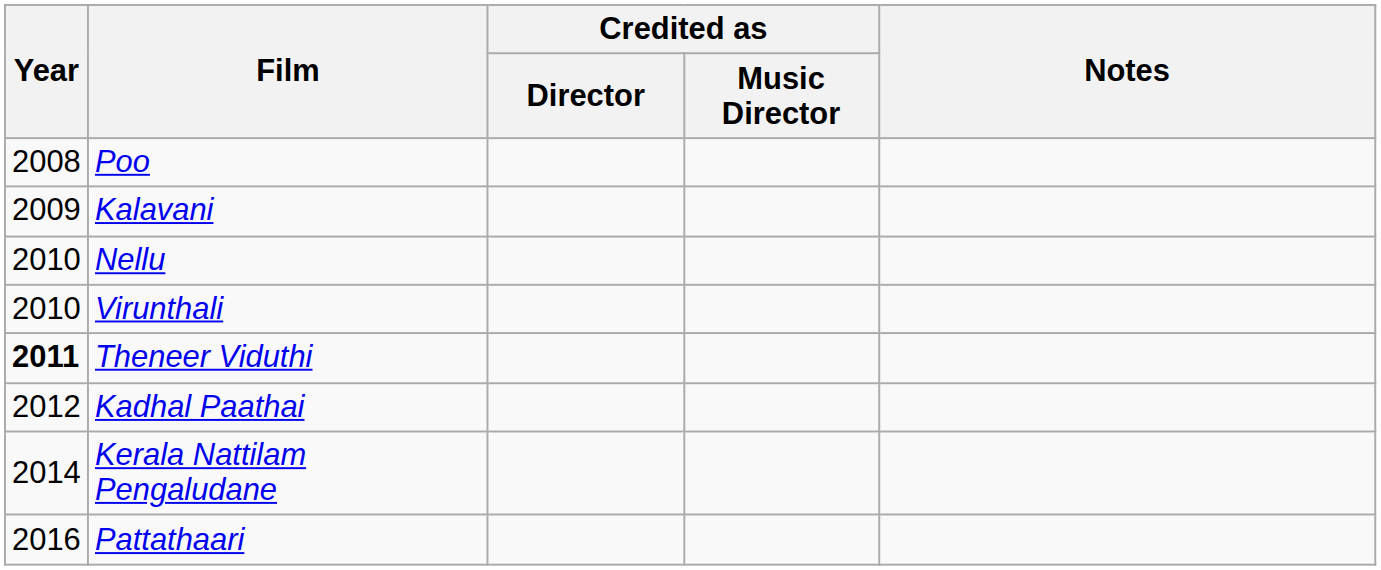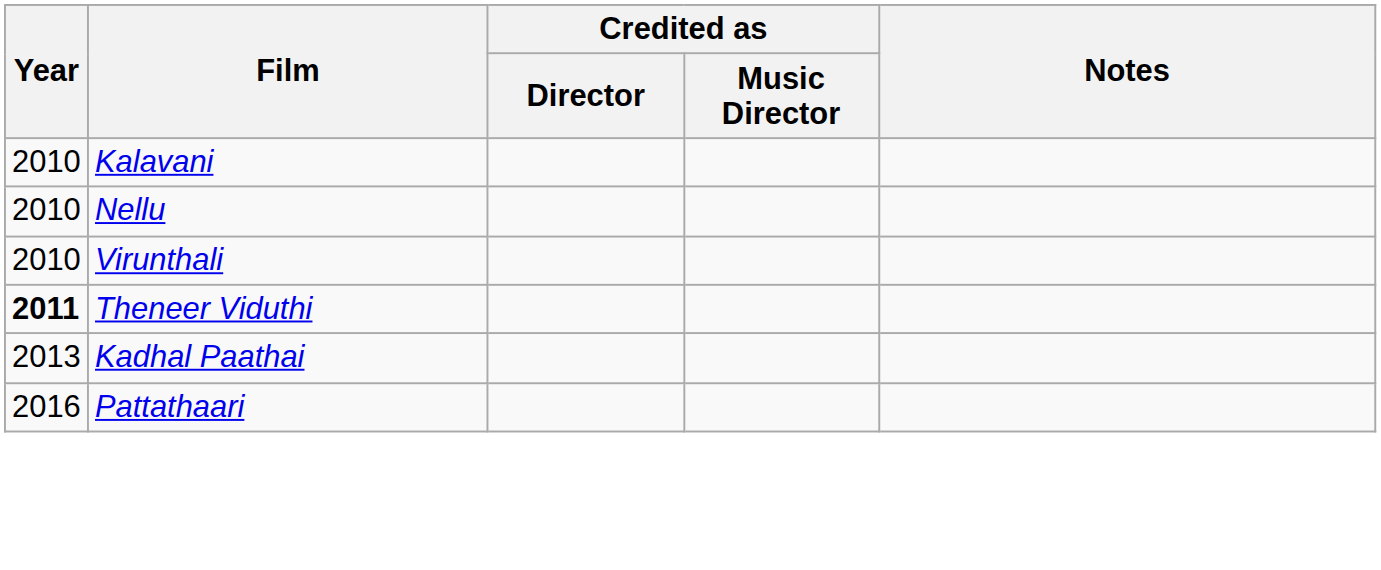- row: (122, 161)
(46, 210) 2009 -> (46, 161) 2010
(46, 406) 2012 -> (46, 357) 2013
- row: (201, 472)
